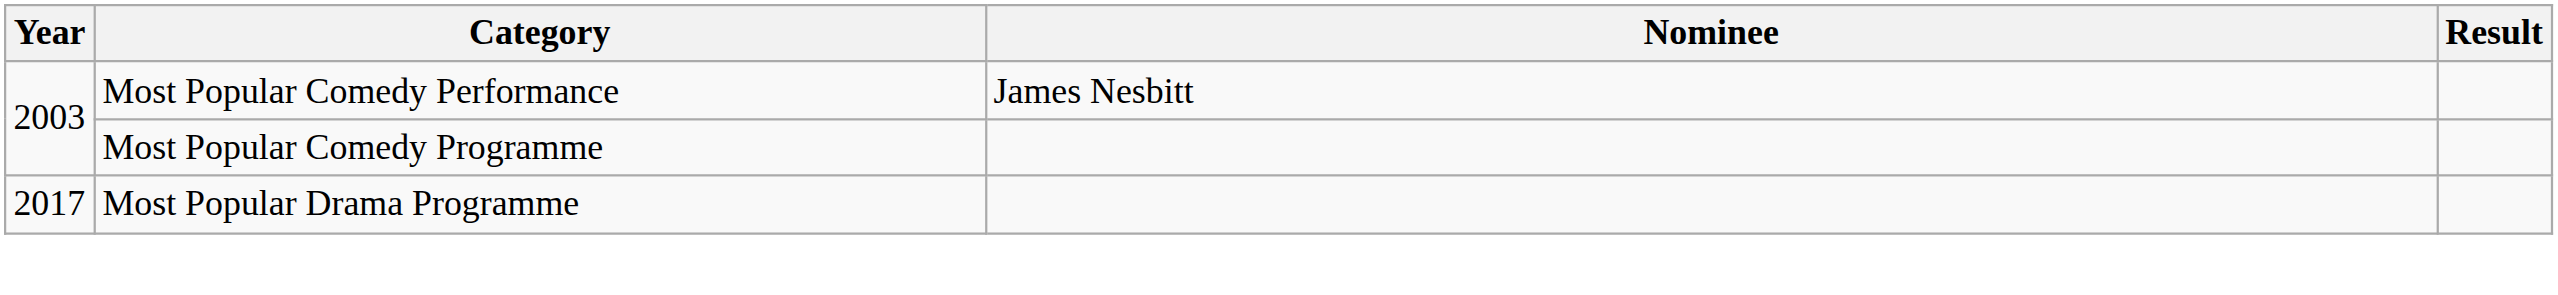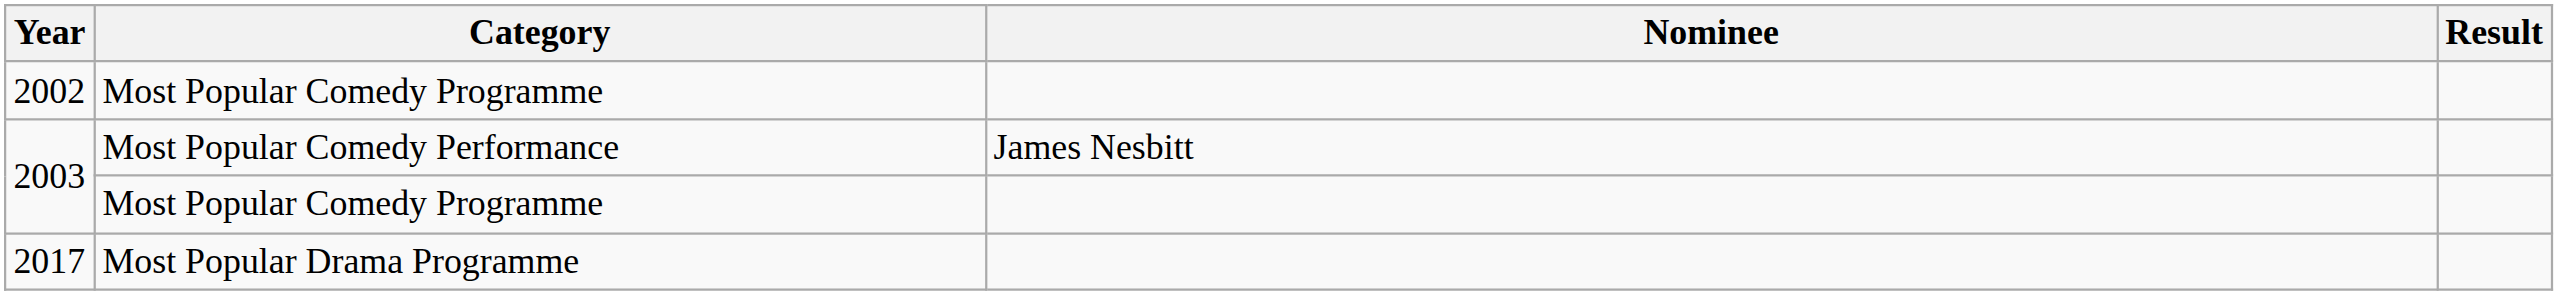+ row: (49, 89)
